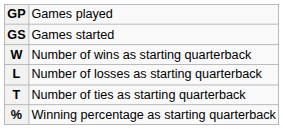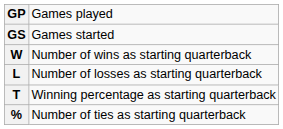(139, 94) Number of ties as starting quarterback -> (154, 94) Winning percentage as starting quarterback
(154, 114) Winning percentage as starting quarterback -> (139, 114) Number of ties as starting quarterback
